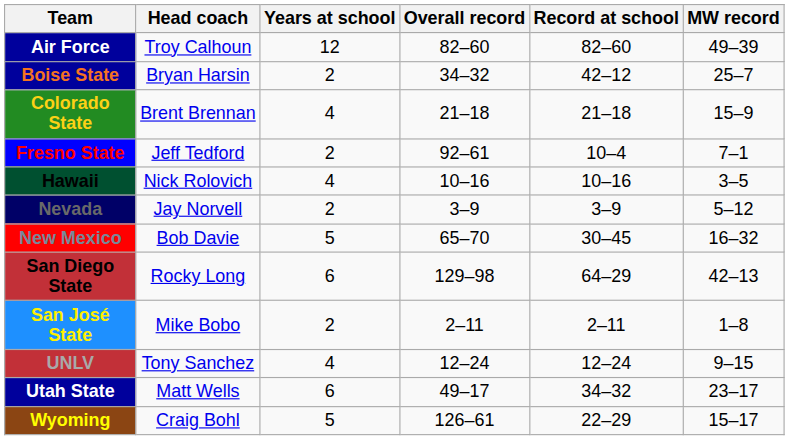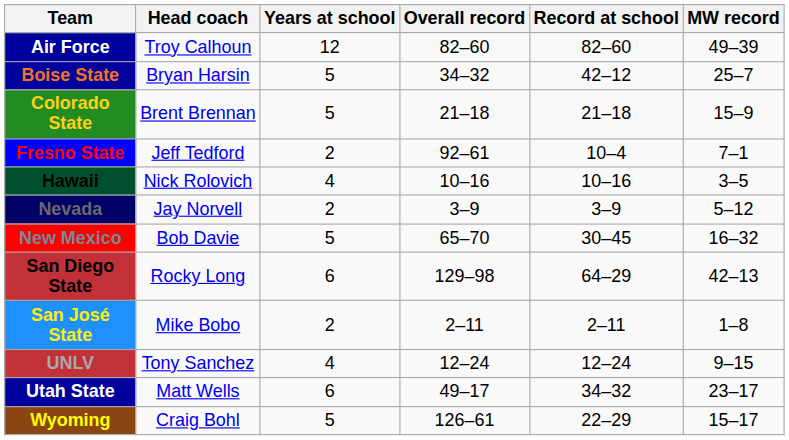(330, 75) 2 -> (330, 75) 5
(330, 114) 4 -> (330, 114) 5
